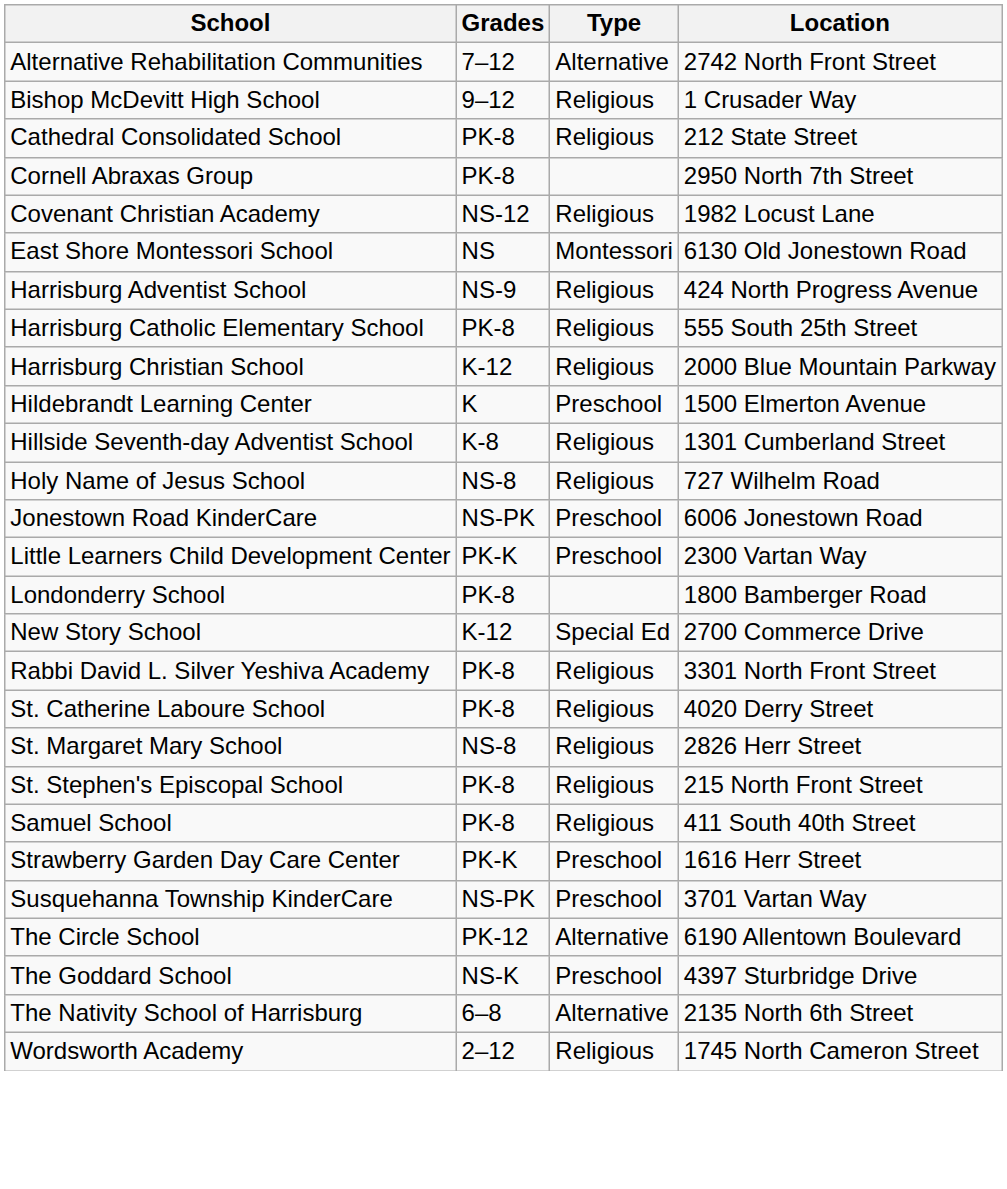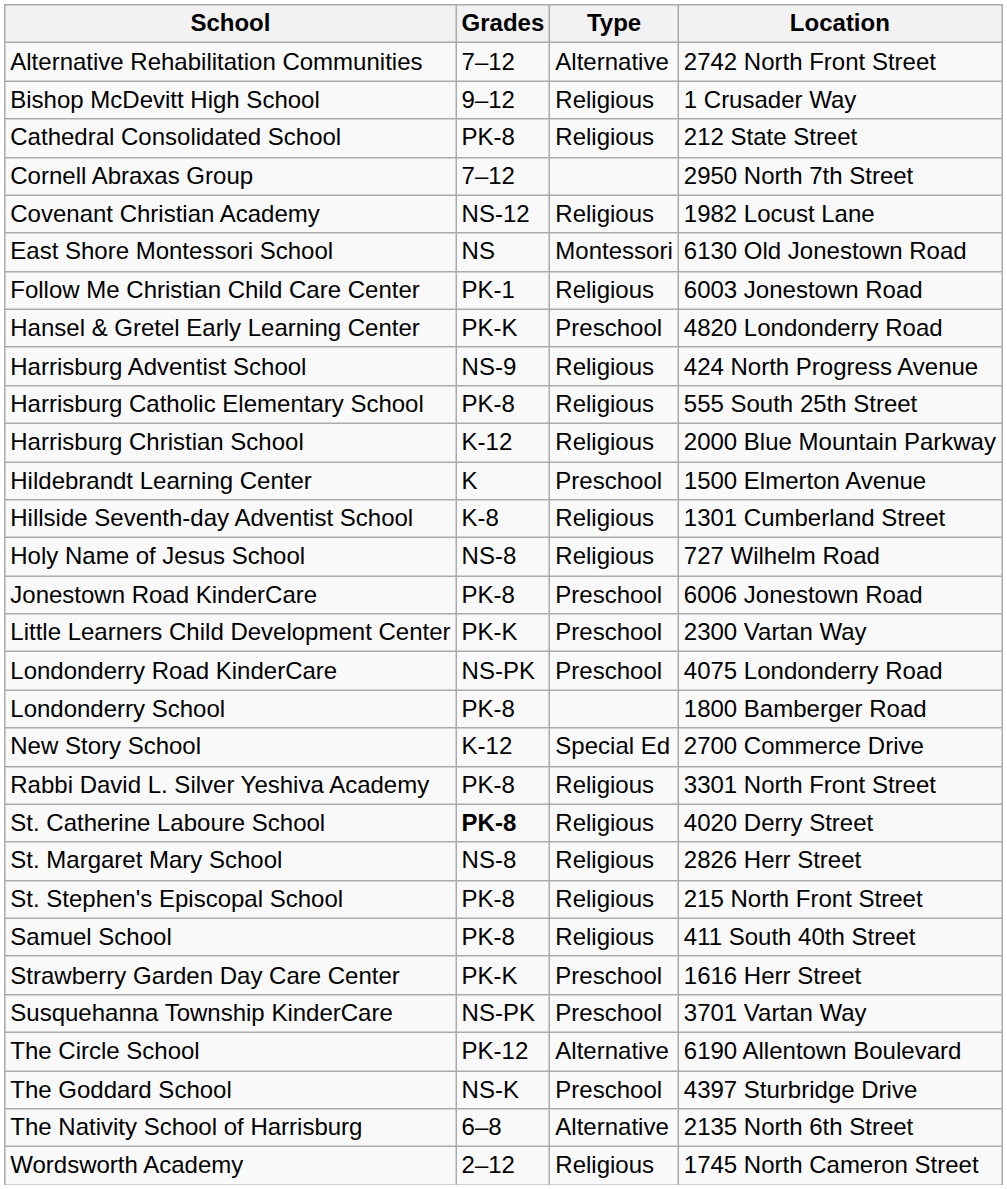(488, 175) PK-8 -> (488, 175) 7–12
+ row: (215, 289)
+ row: (215, 328)
(498, 518) NS-PK -> (488, 594) PK-8
+ row: (174, 670)
(488, 708) normal -> (489, 822) bold
